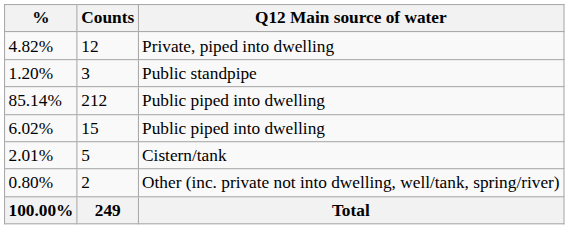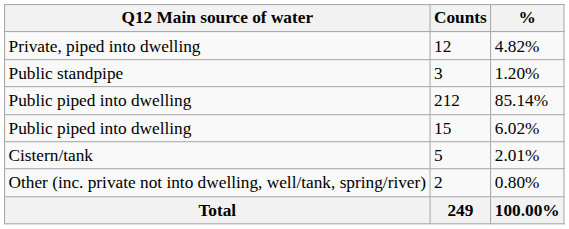columns swapped: (351, 18) <-> (41, 18)
